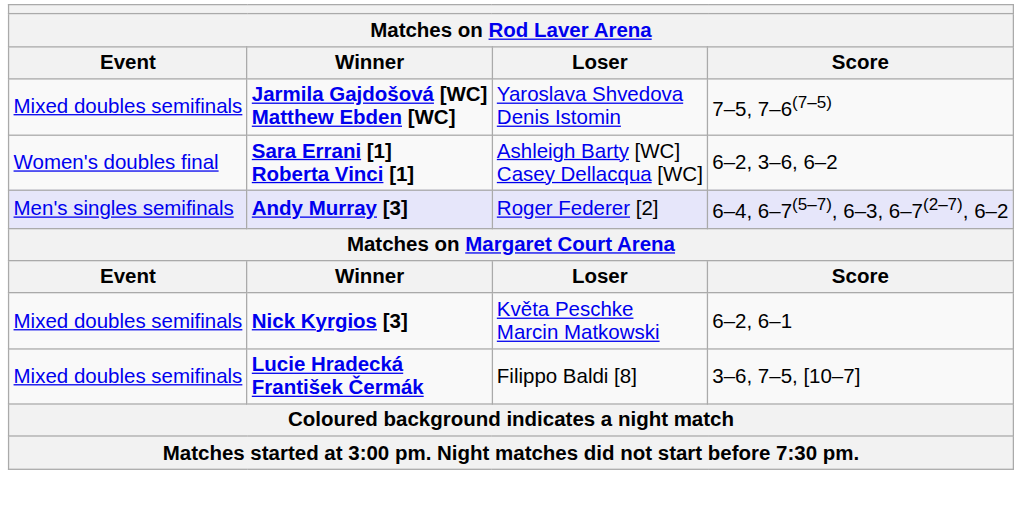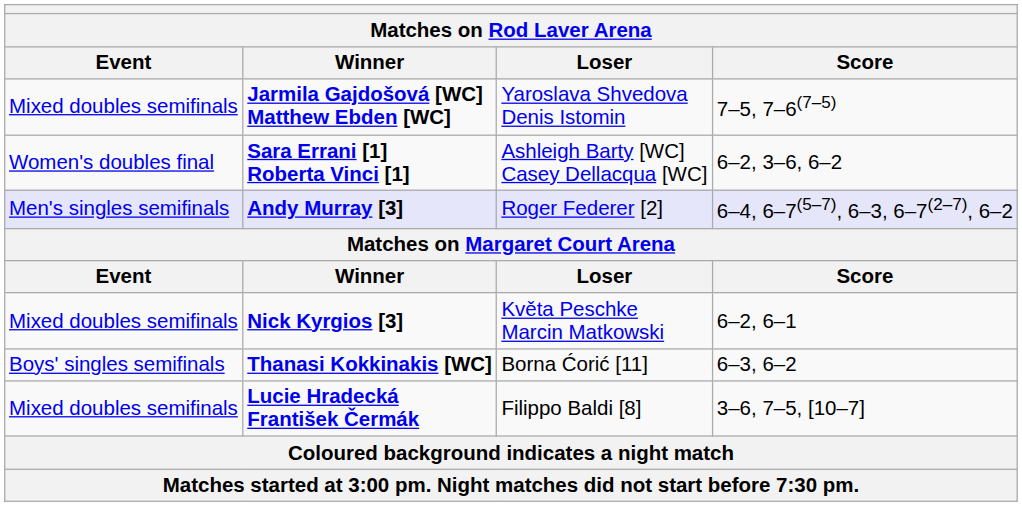+ row: (370, 364)
